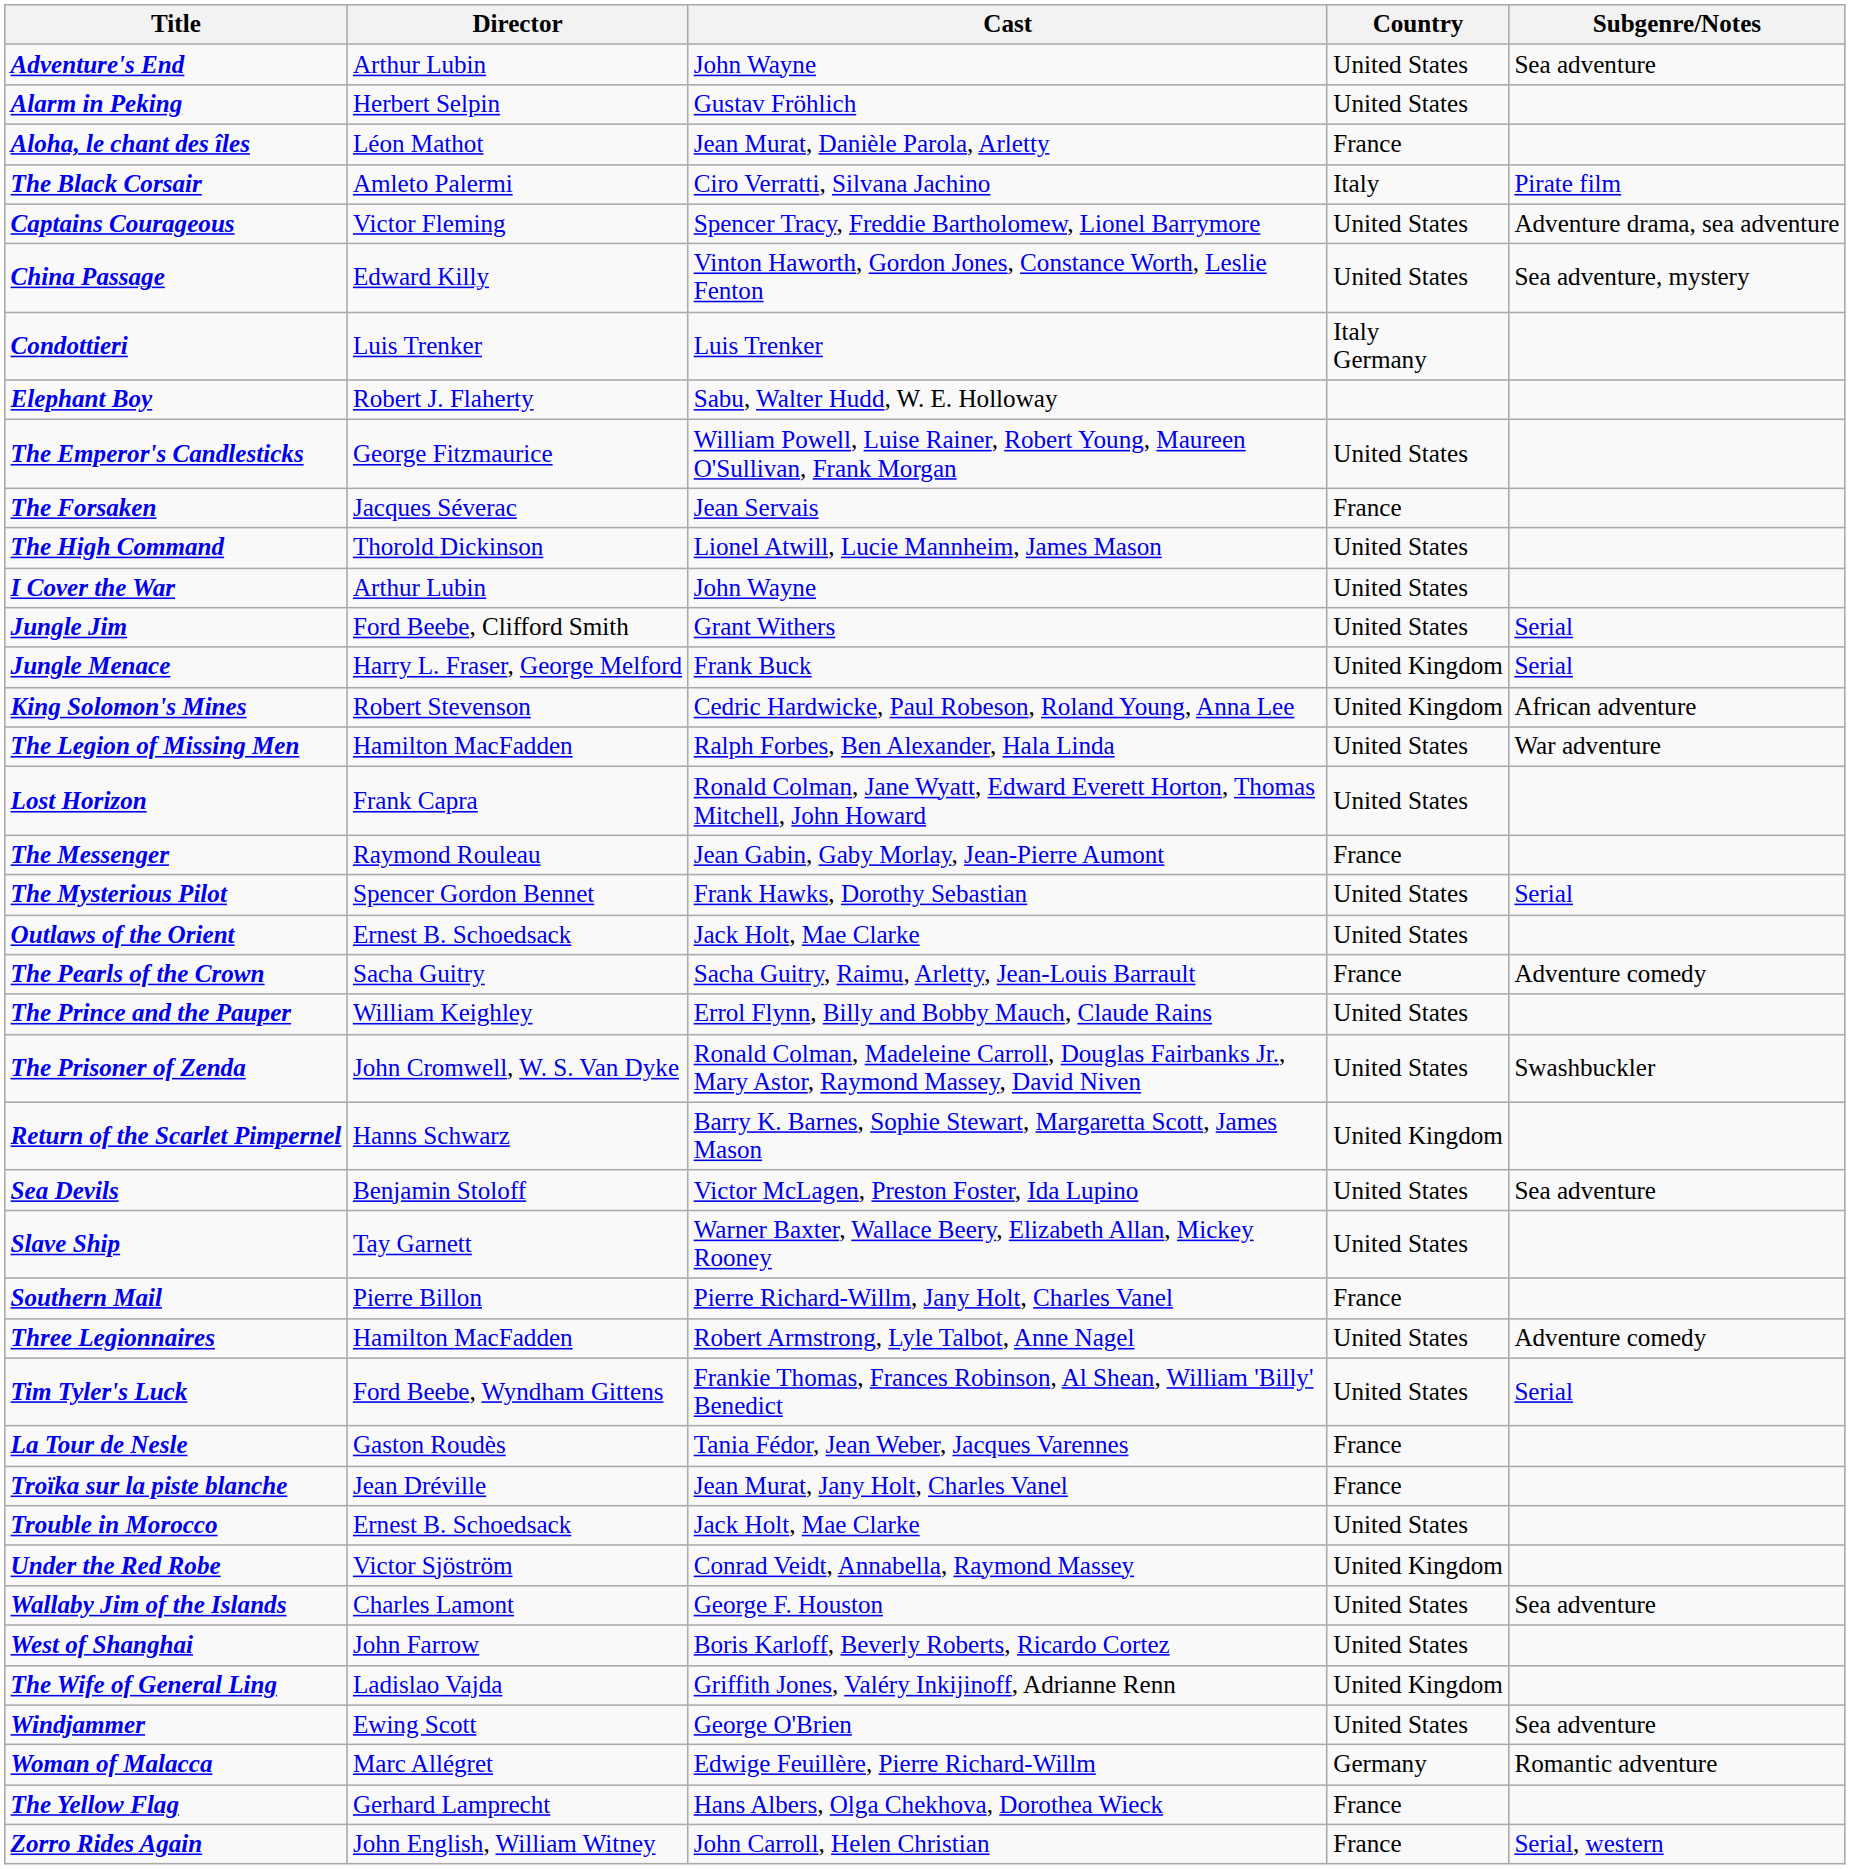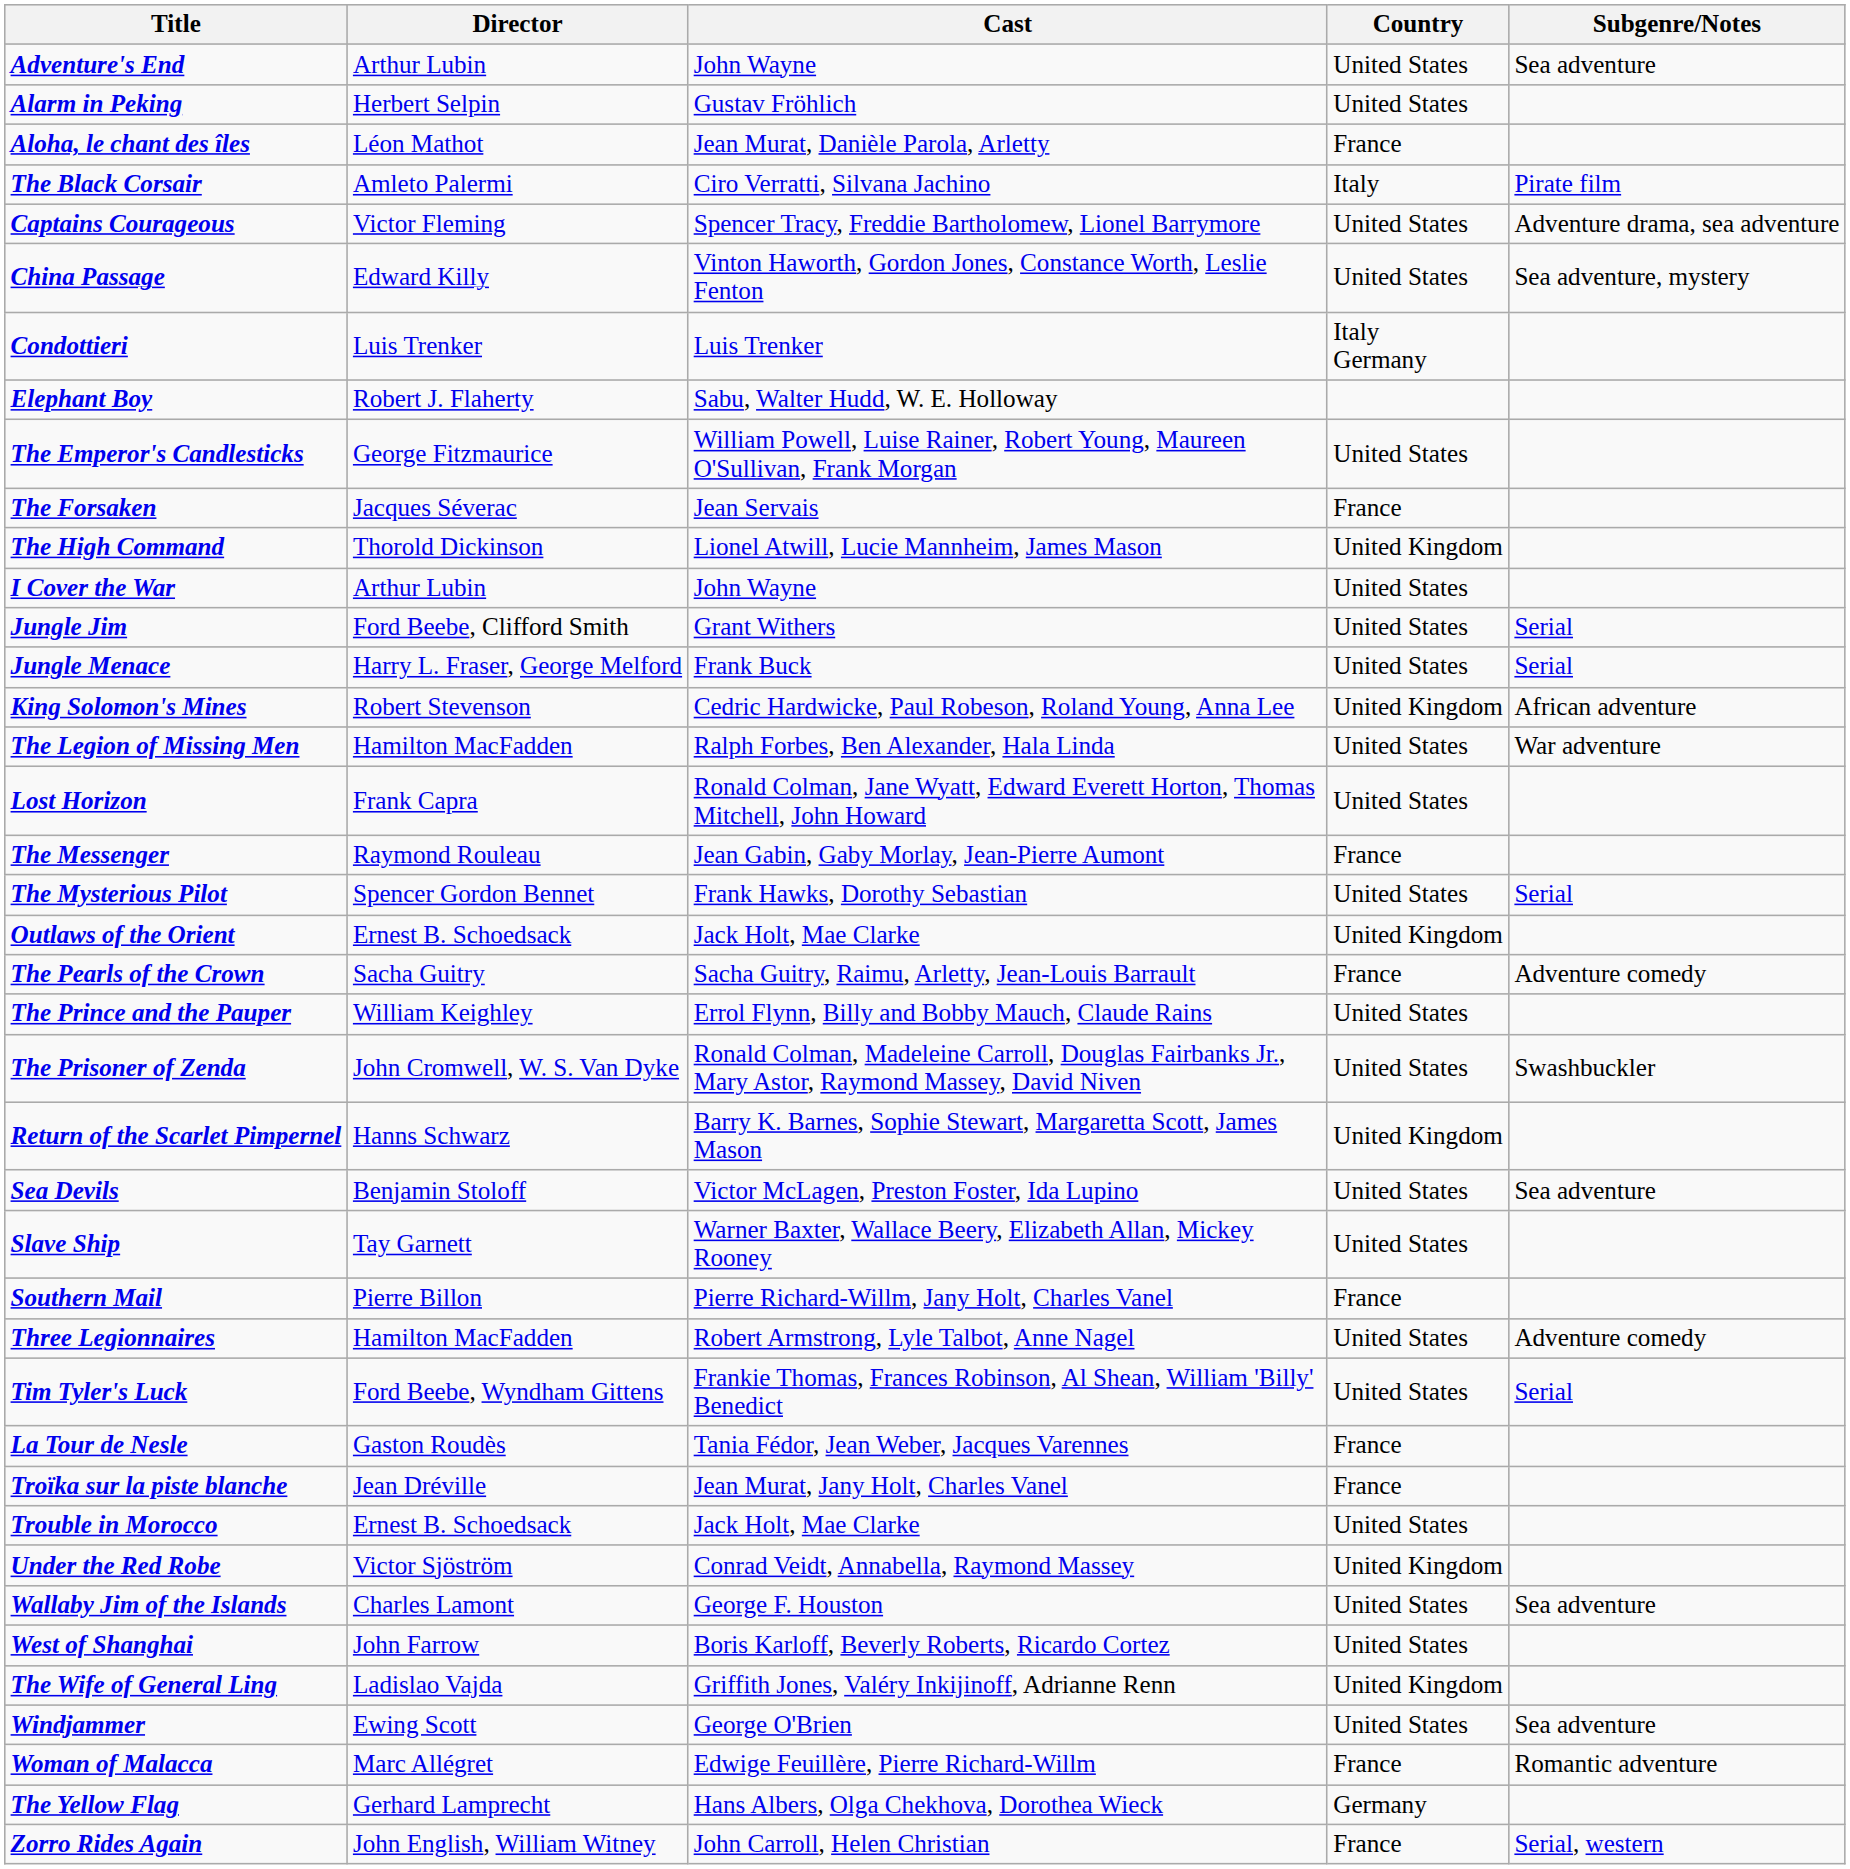(1401, 547) United States -> (1418, 547) United Kingdom
(1418, 666) United Kingdom -> (1401, 666) United States
(1401, 934) United States -> (1418, 934) United Kingdom
(1380, 1764) Germany -> (1367, 1764) France
(1367, 1804) France -> (1380, 1804) Germany
